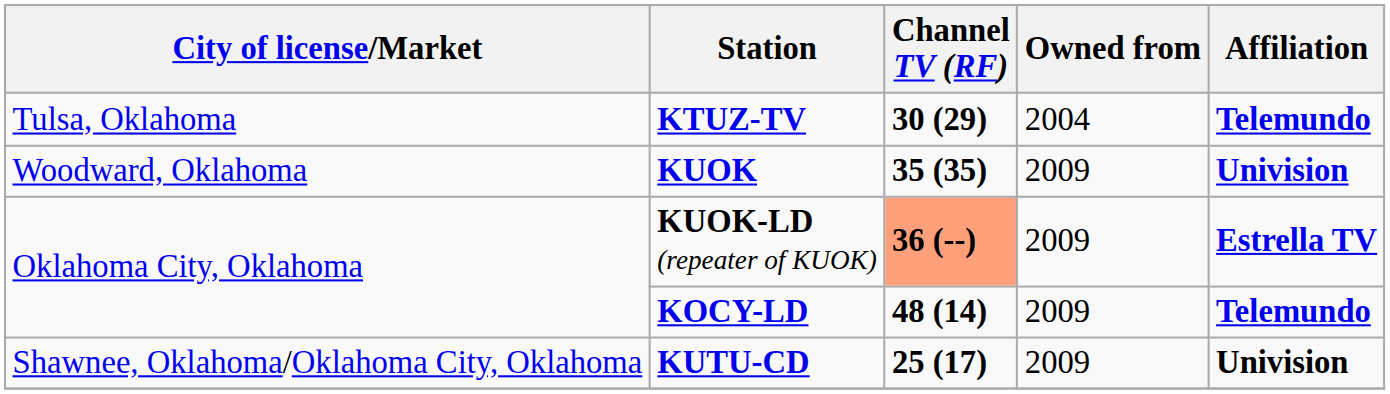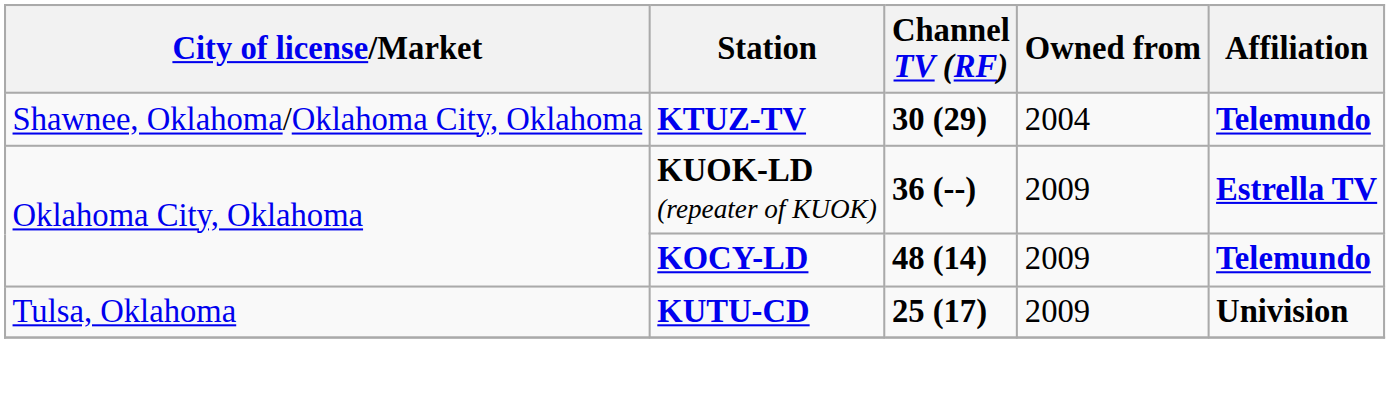(124, 118) Tulsa, Oklahoma -> (327, 118) Shawnee, Oklahoma/Oklahoma City, Oklahoma
- row: (707, 170)
(934, 240) lightsalmon background -> (934, 188) no background
(327, 362) Shawnee, Oklahoma/Oklahoma City, Oklahoma -> (124, 310) Tulsa, Oklahoma
